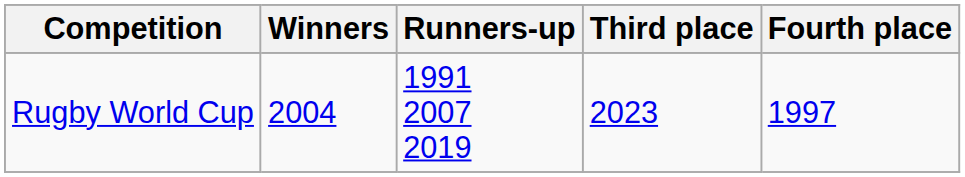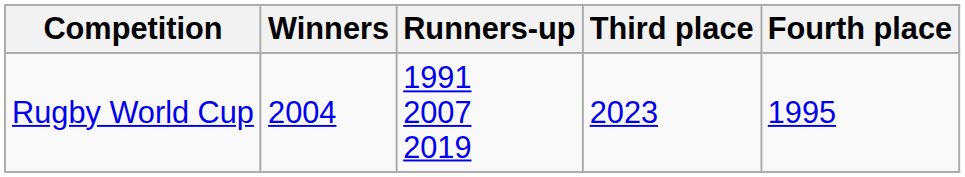(802, 112) 1997 -> (802, 112) 1995
